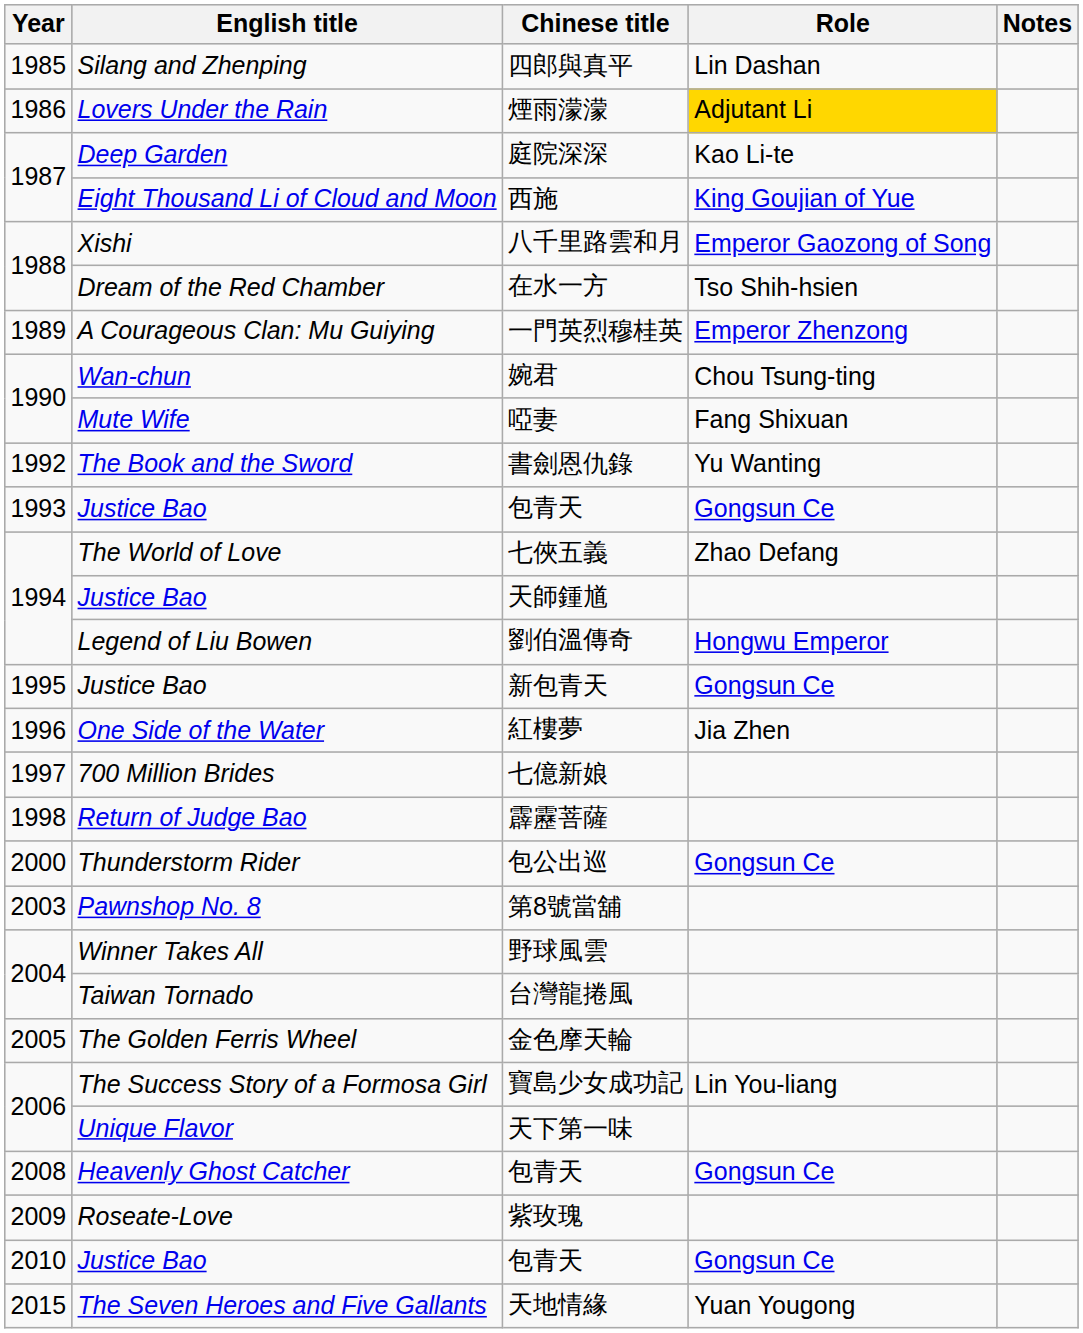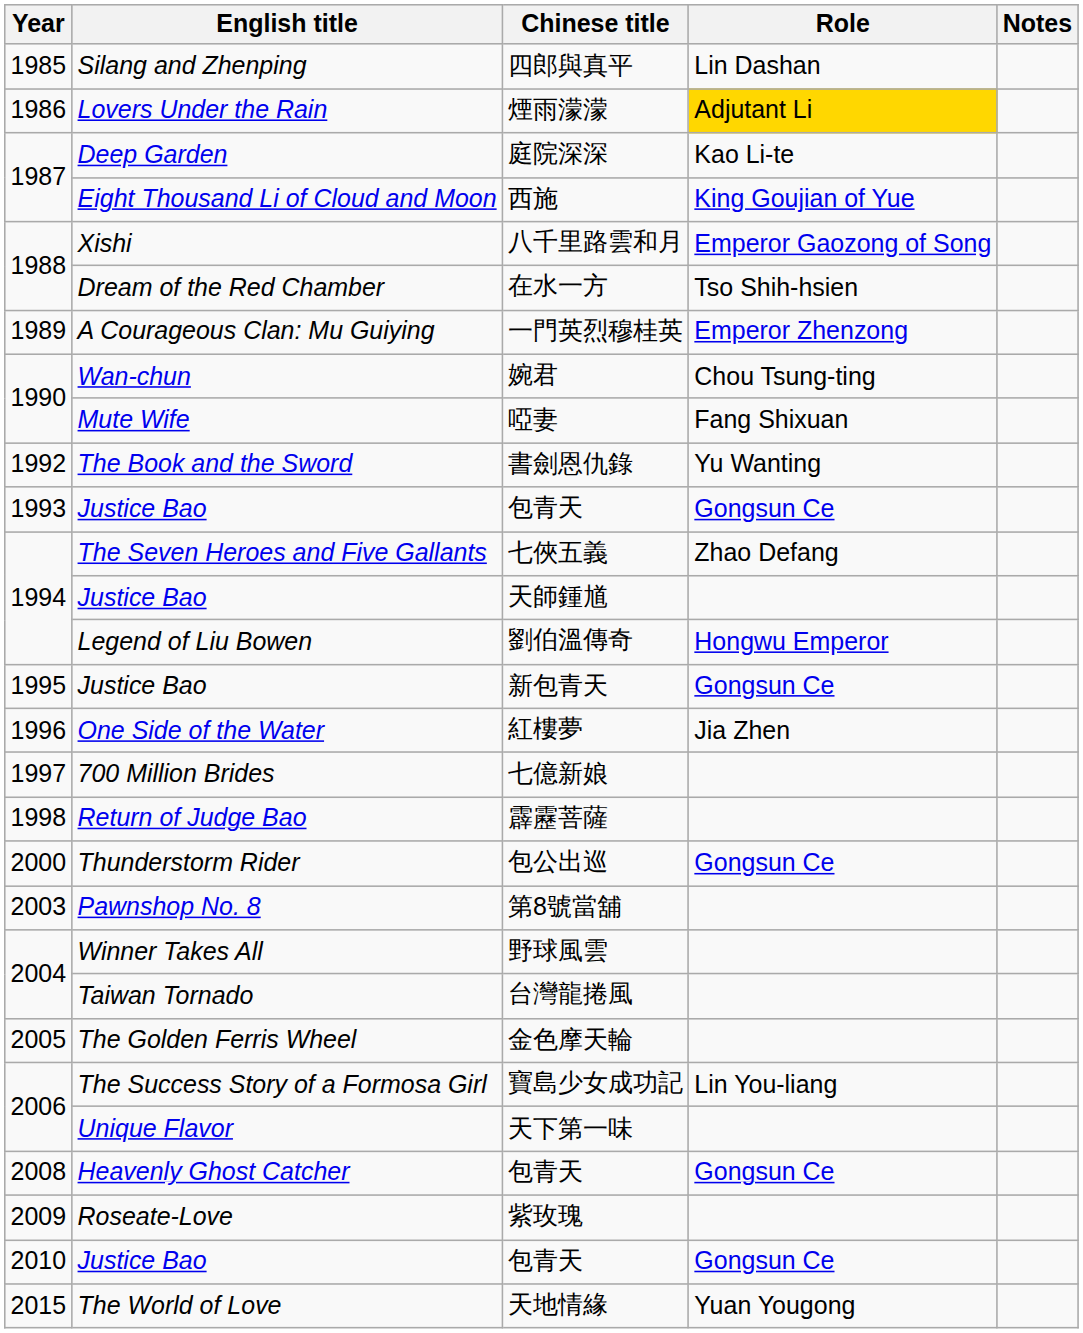(180, 553) The World of Love -> (282, 553) The Seven Heroes and Five Gallants
(282, 1305) The Seven Heroes and Five Gallants -> (180, 1305) The World of Love
